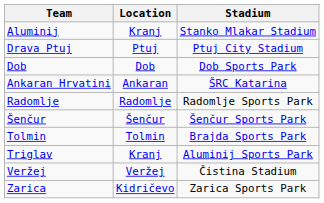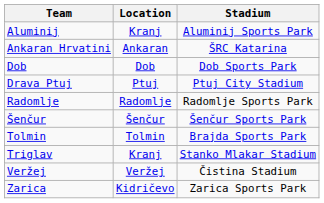(248, 31) Stanko Mlakar Stadium -> (248, 31) Aluminij Sports Park
rows swapped: (59, 84) <-> (39, 48)
(248, 154) Aluminij Sports Park -> (248, 154) Stanko Mlakar Stadium
